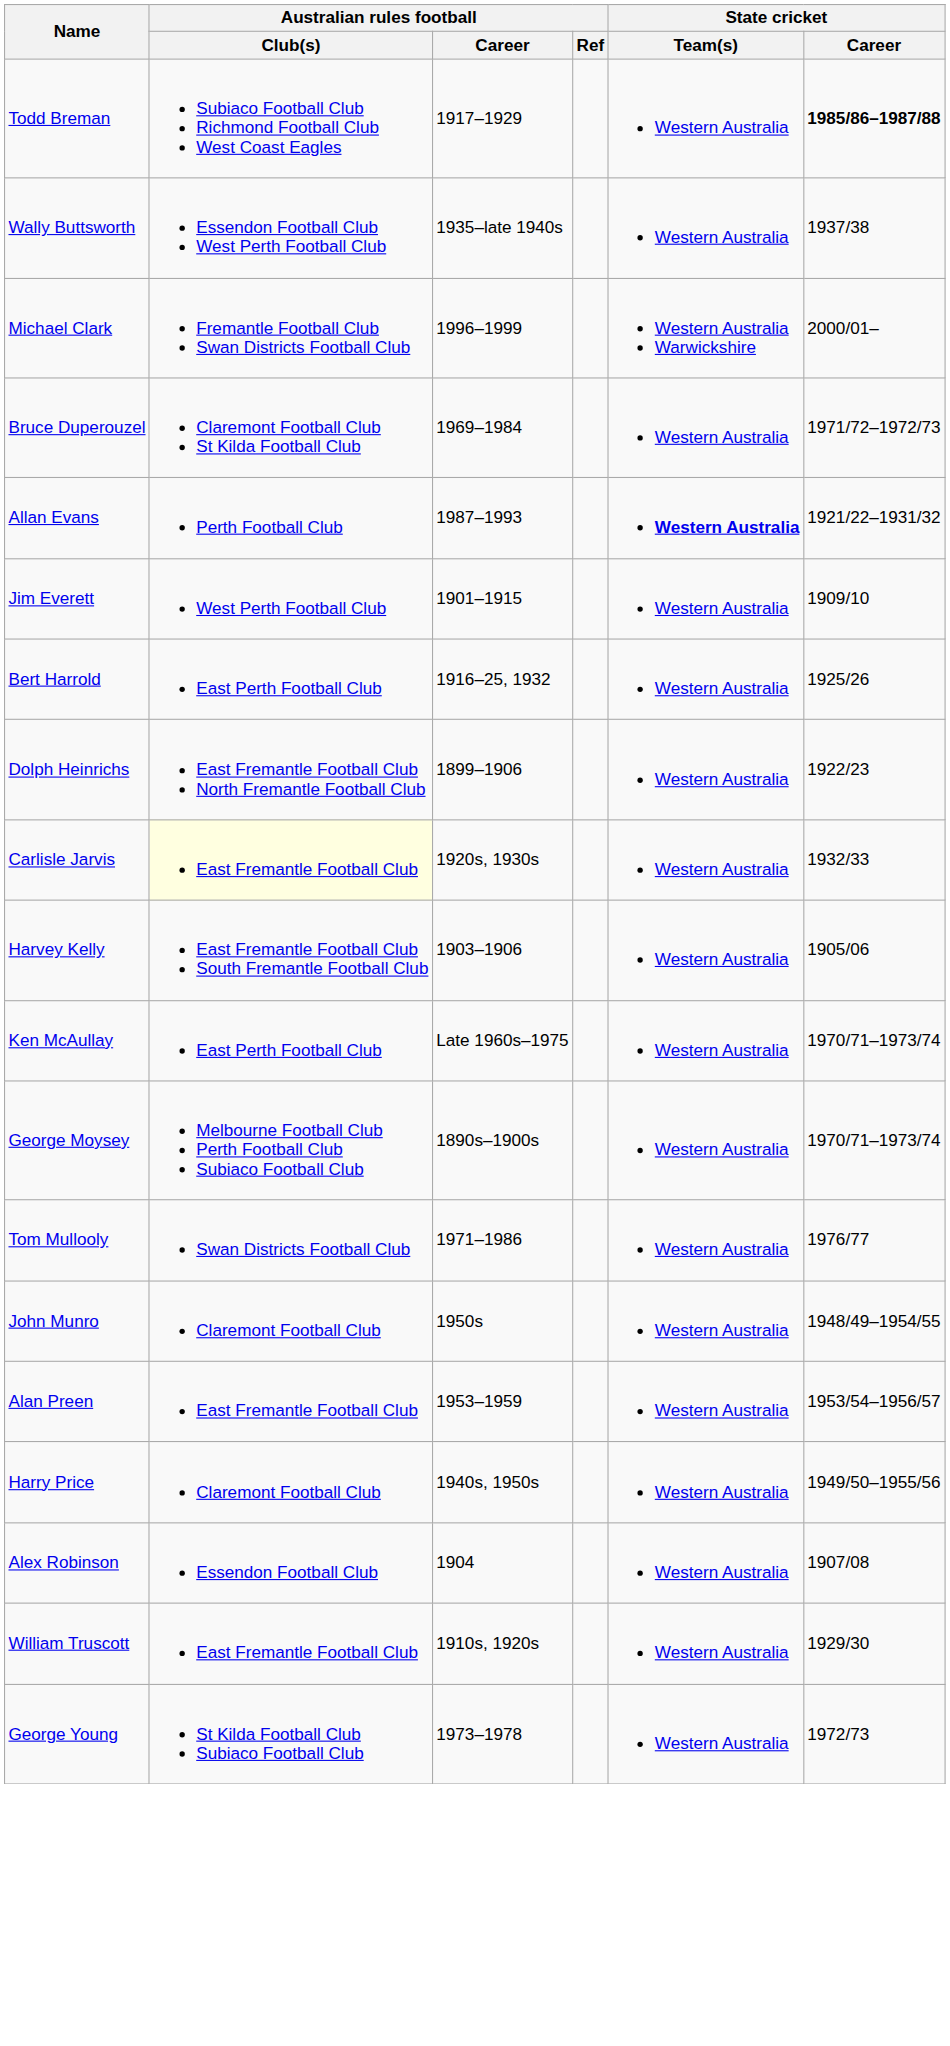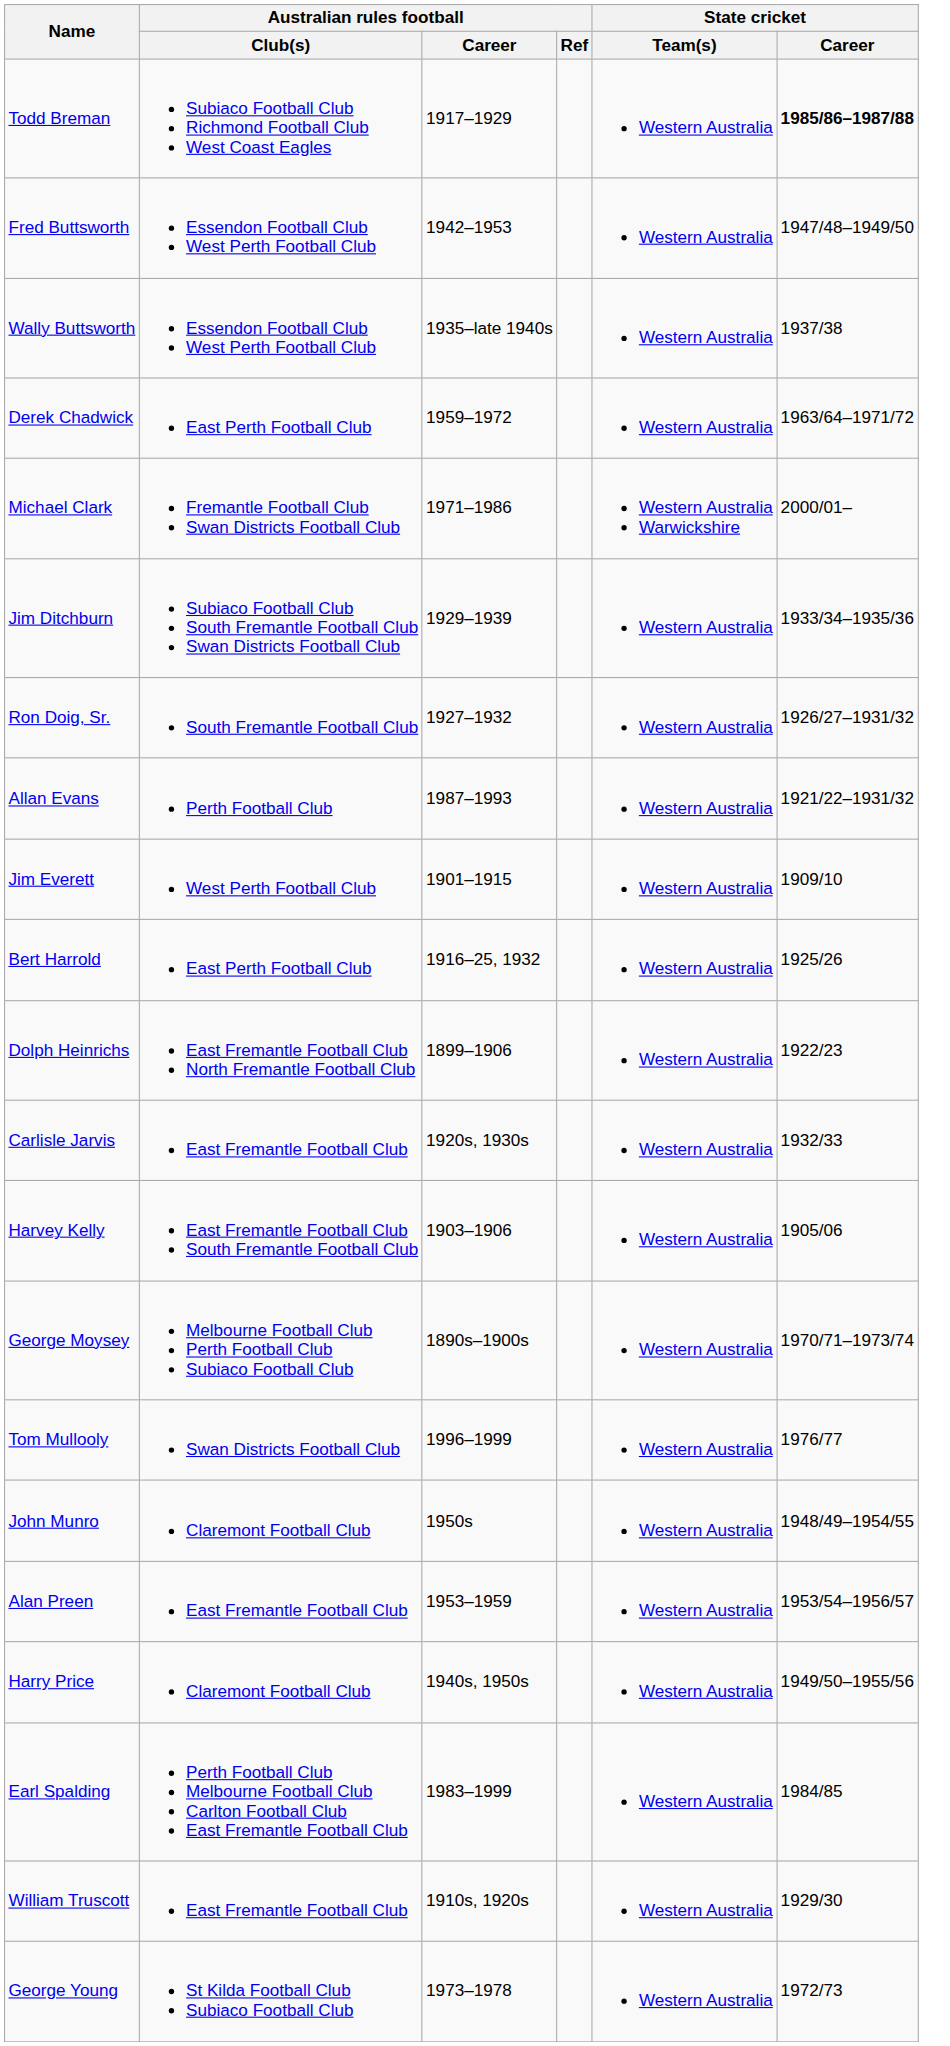+ row: (69, 227)
+ row: (71, 418)
(479, 327) 1996–1999 -> (469, 508) 1971–1986
+ row: (61, 617)
+ row: (59, 717)
- row: (77, 427)
(706, 528) bold -> (684, 808) normal
(291, 870) lightyellow background -> (281, 1150) no background
- row: (61, 1040)
(479, 1240) 1971–1986 -> (469, 1440) 1996–1999
- row: (64, 1562)
+ row: (59, 1791)
